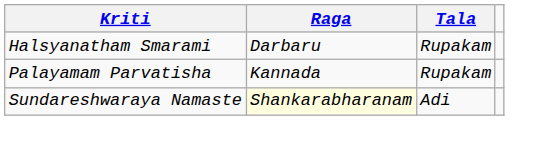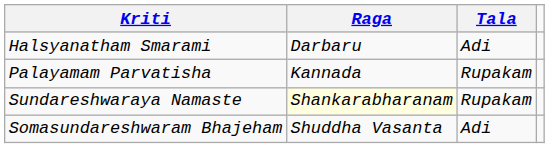(456, 46) Rupakam -> (476, 46) Adi
(436, 101) Adi -> (496, 101) Rupakam
+ row: (146, 129)
